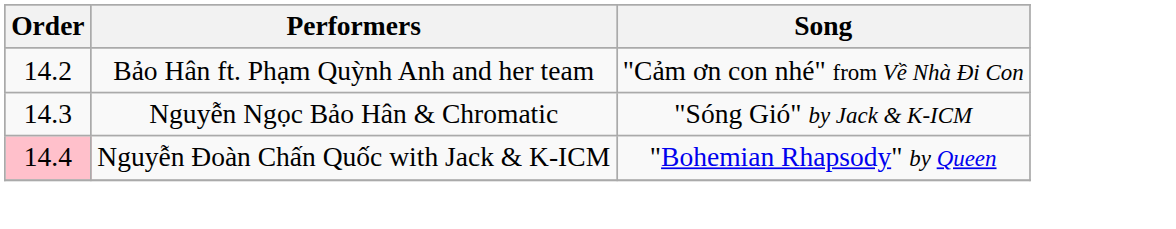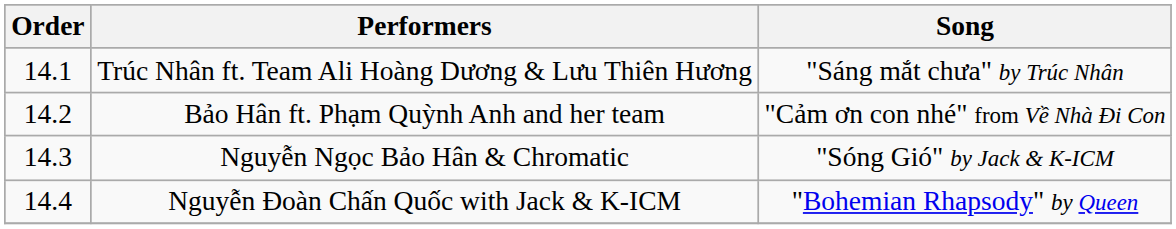+ row: (425, 69)
(48, 157) pink background -> (48, 200) no background
